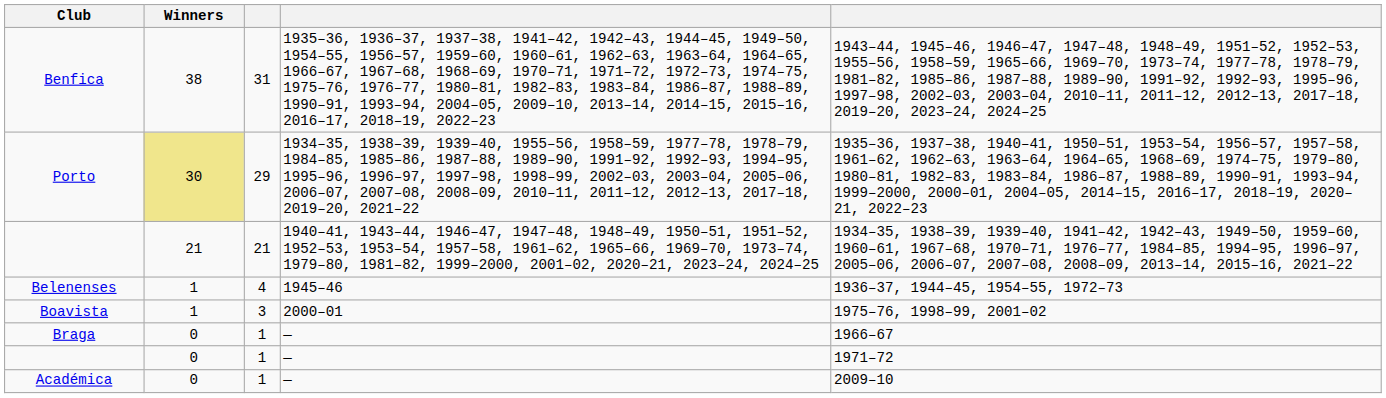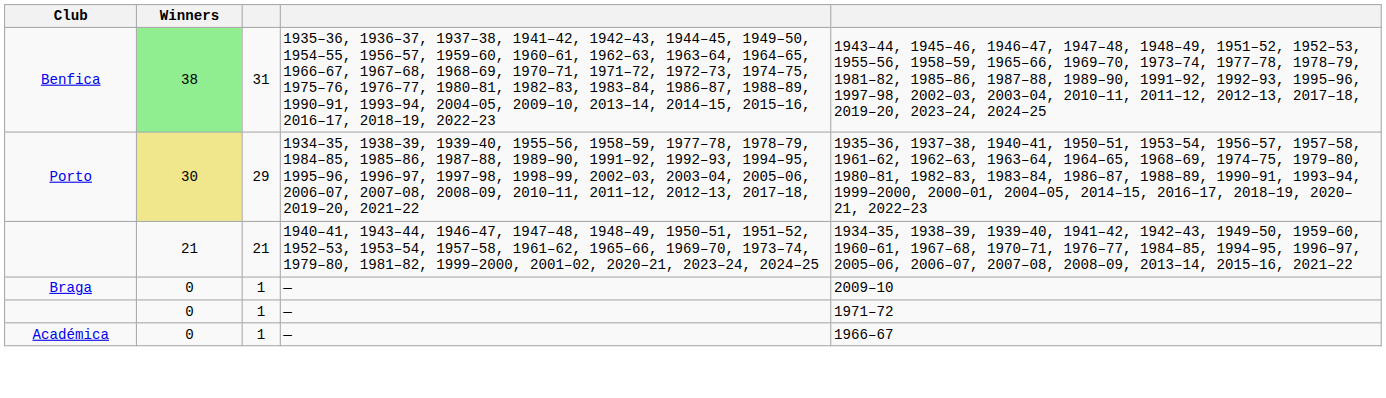(194, 80) no background -> (189, 80) lightgreen background
- row: (74, 288)
- row: (74, 311)
(864, 335) 1966–67 -> (864, 288) 2009–10
(864, 381) 2009–10 -> (864, 335) 1966–67
